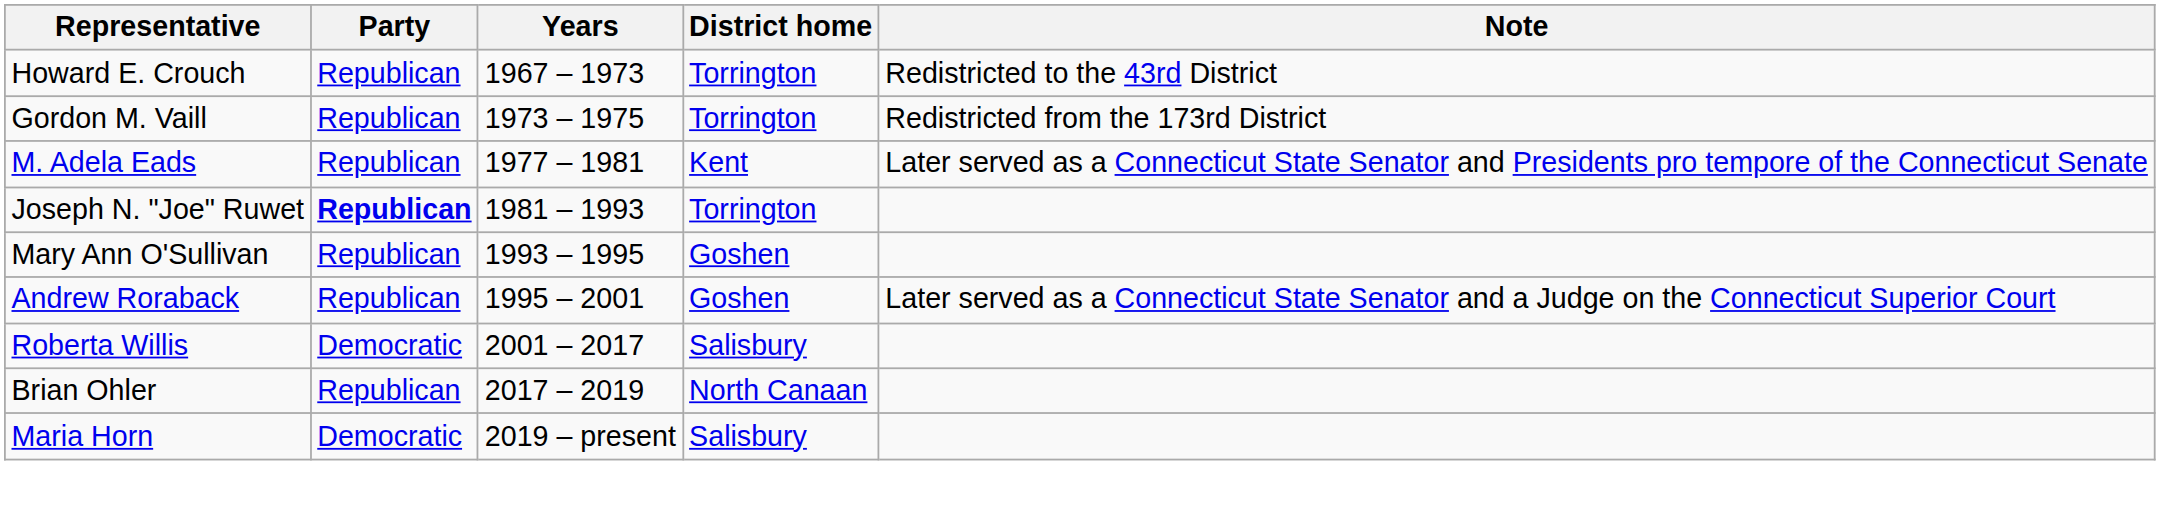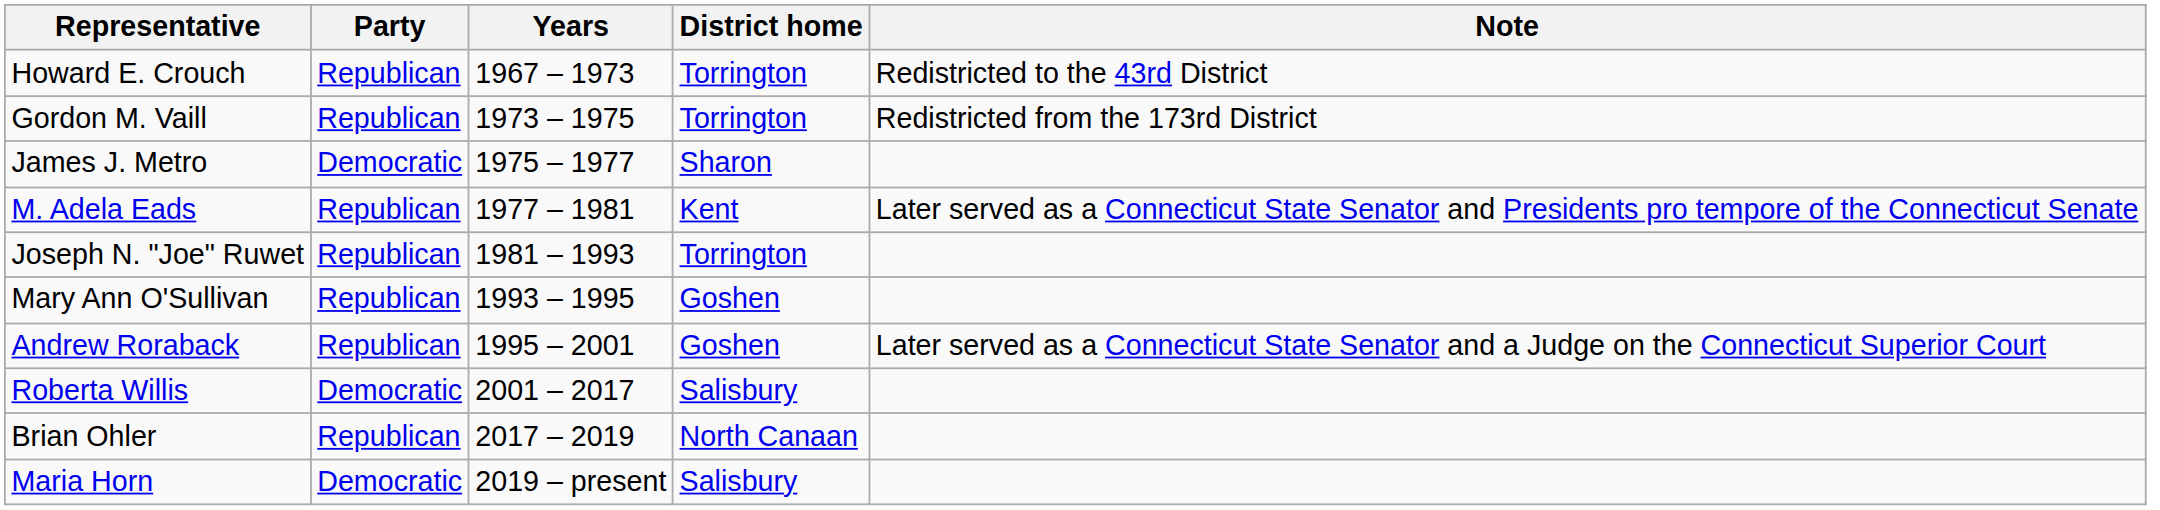+ row: (109, 163)
(394, 208) bold -> (389, 254) normal
